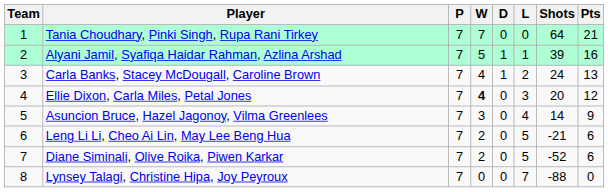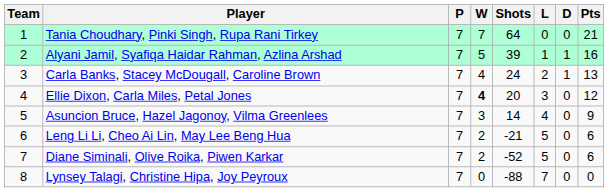columns swapped: (503, 14) <-> (557, 14)
